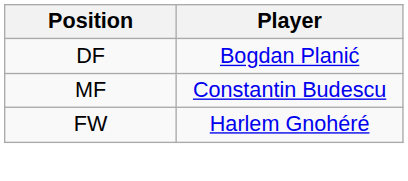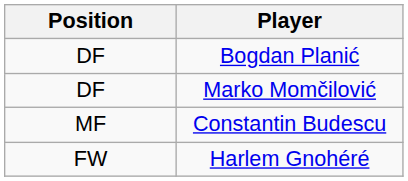+ row: (290, 90)
